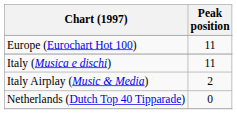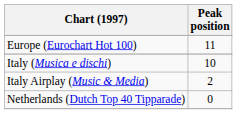(210, 63) 11 -> (210, 63) 10
